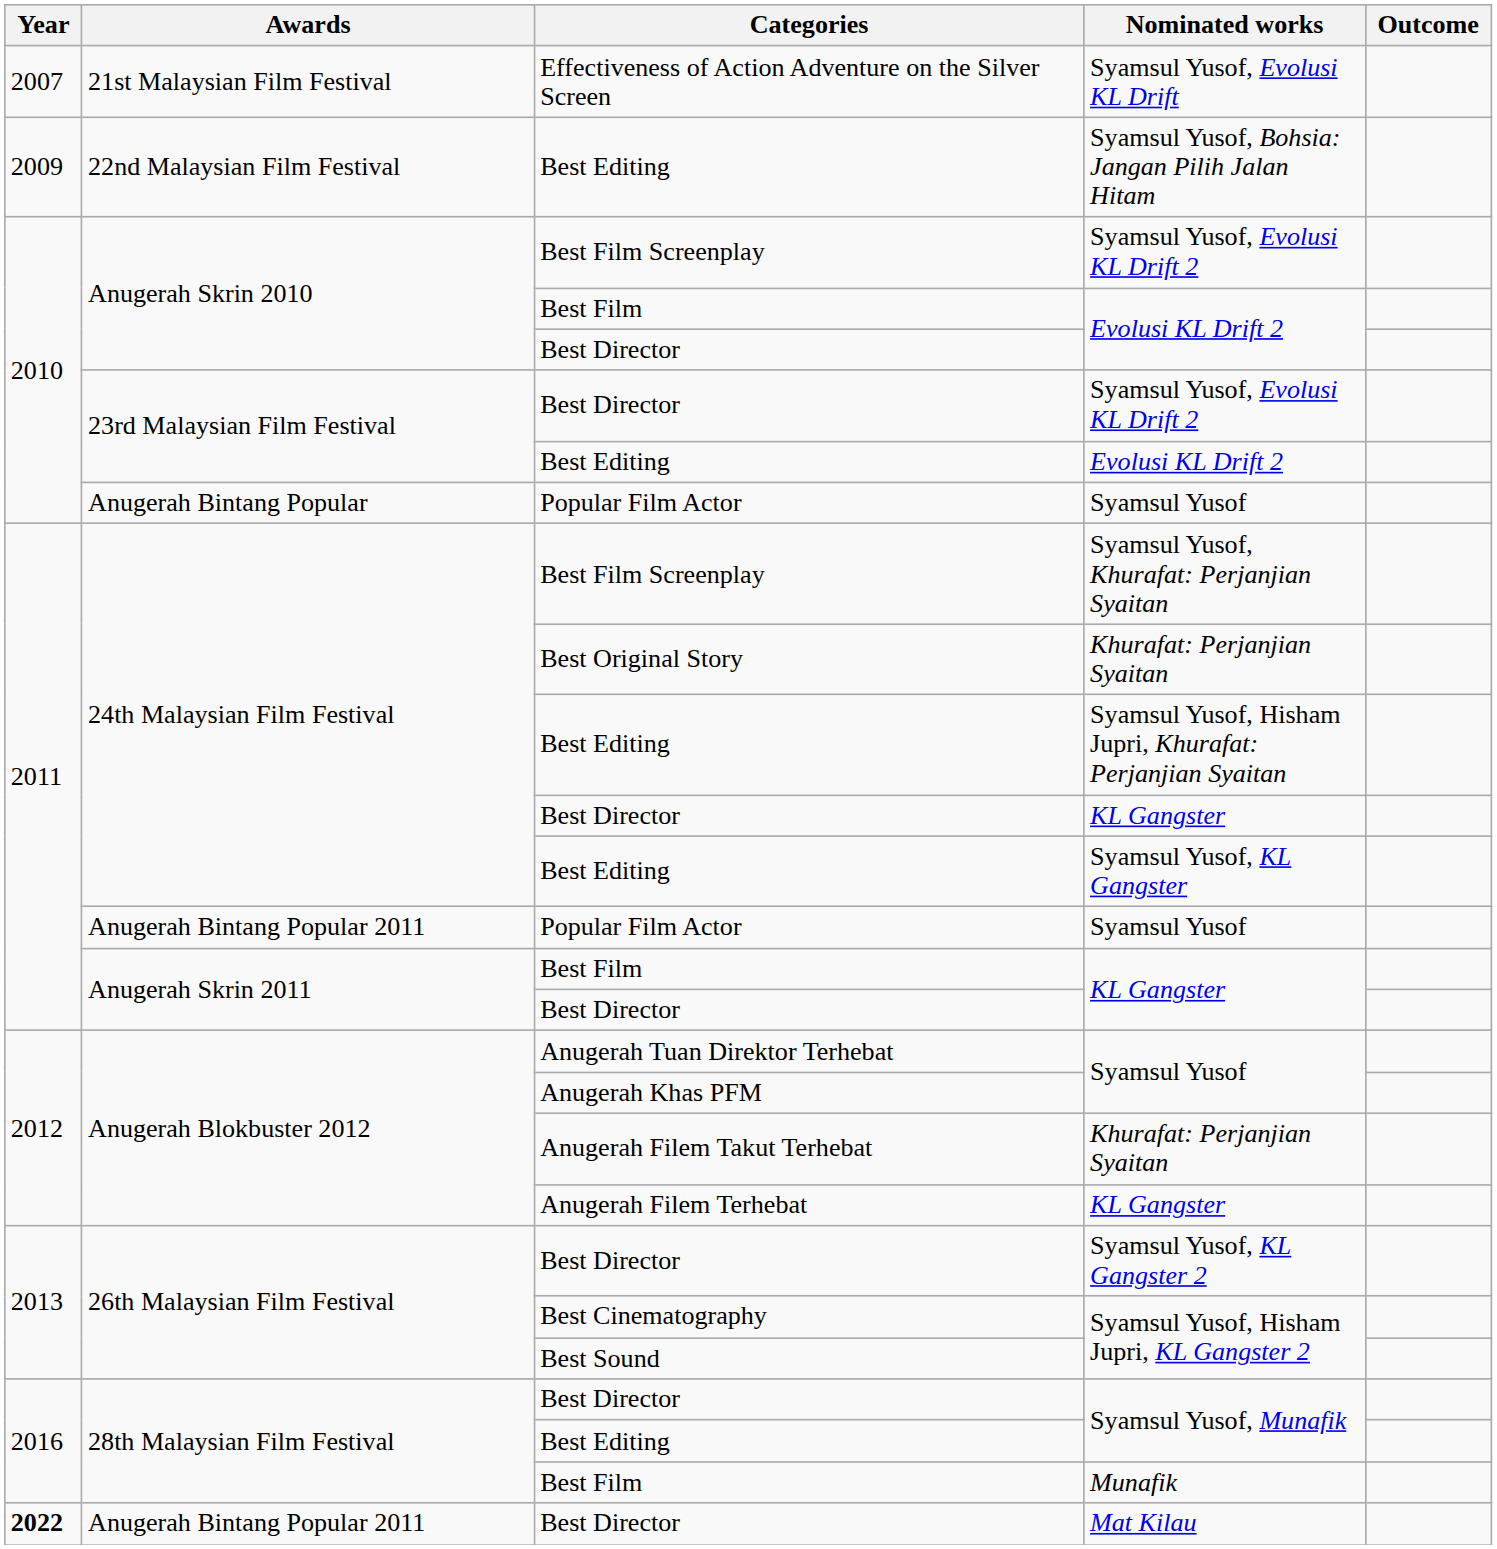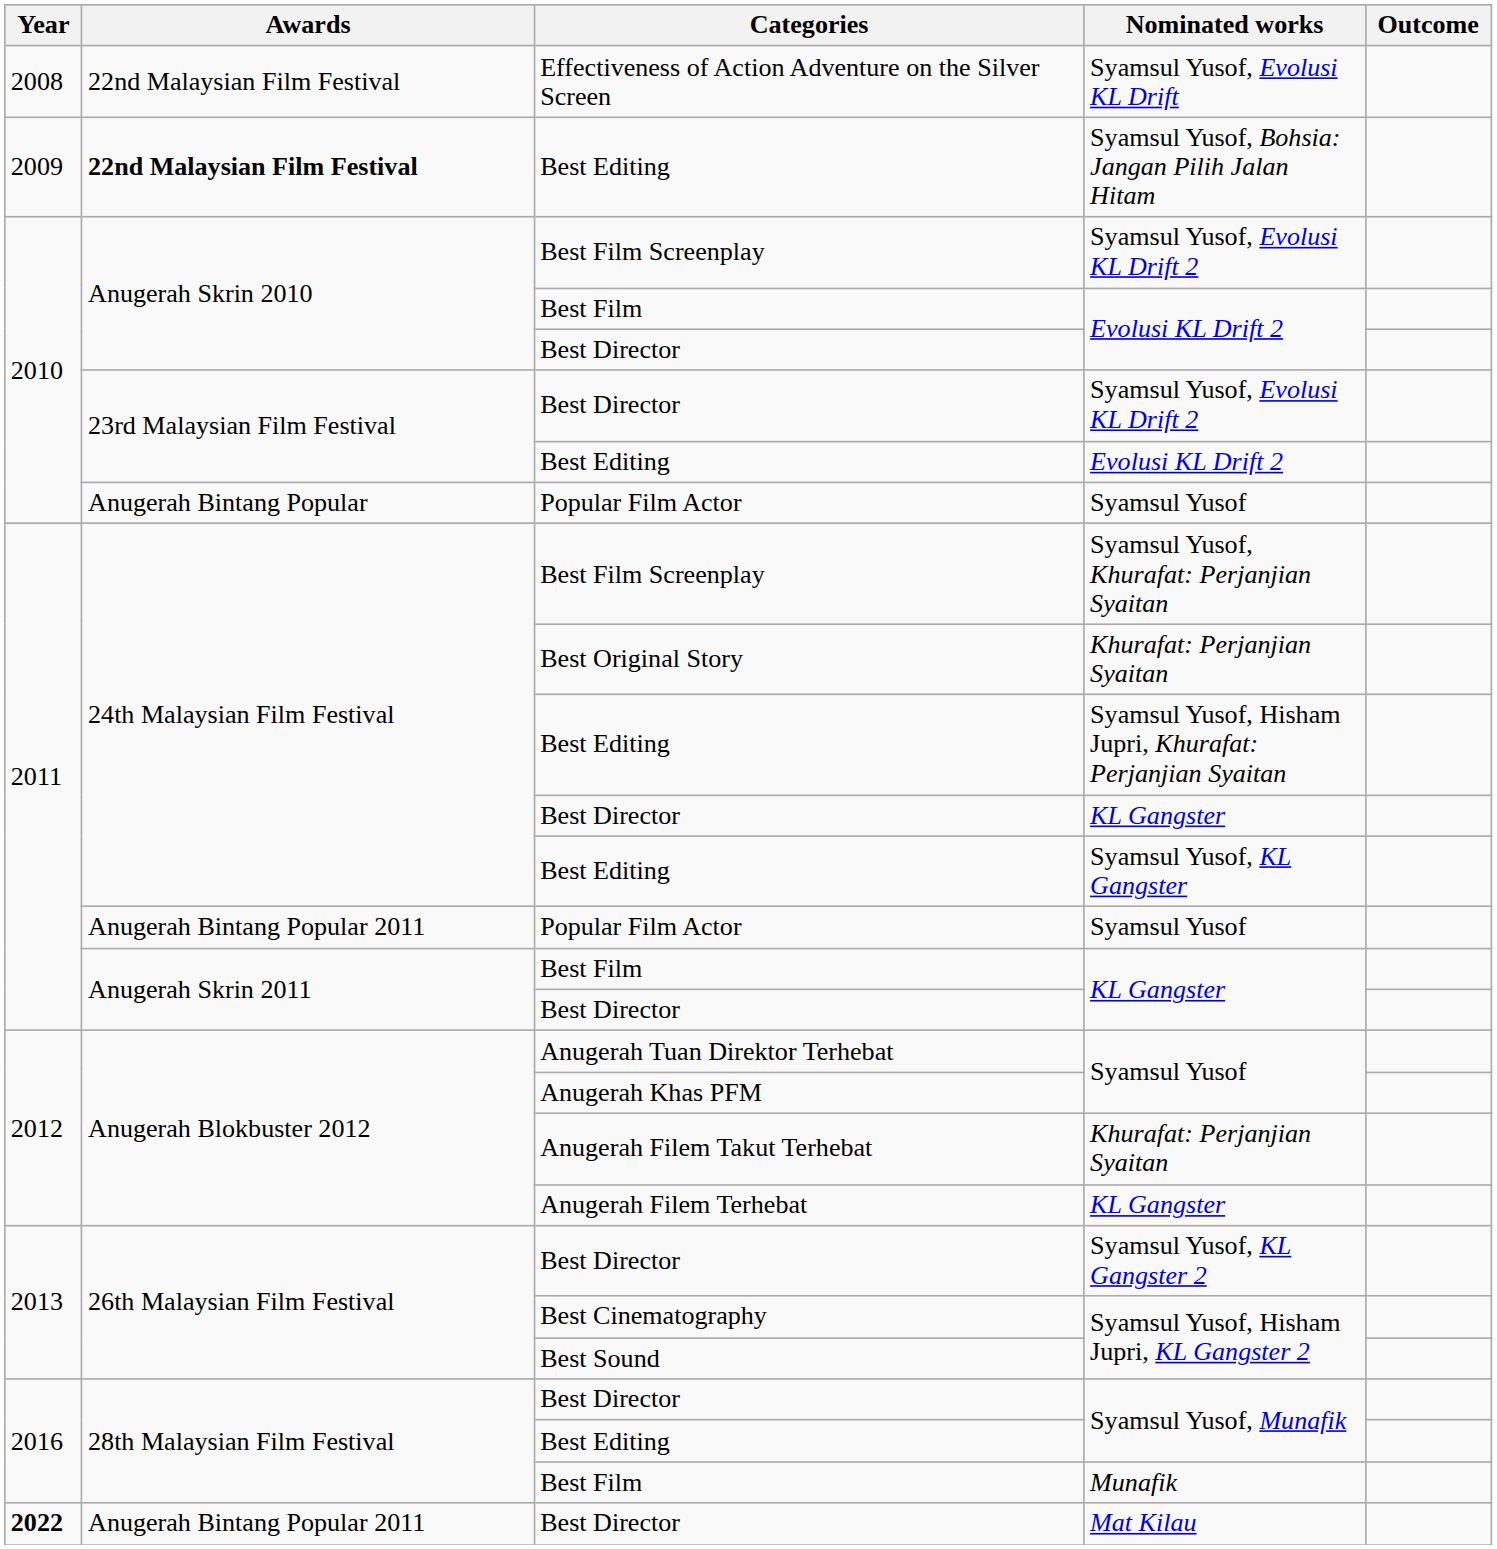(37, 81) 2007 -> (37, 81) 2008
(240, 81) 21st Malaysian Film Festival -> (244, 81) 22nd Malaysian Film Festival
(244, 166) normal -> (253, 166) bold
